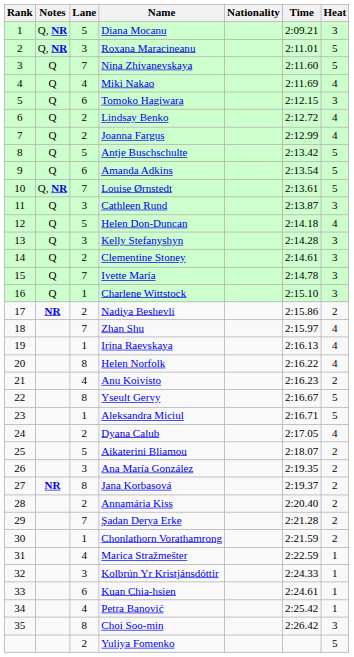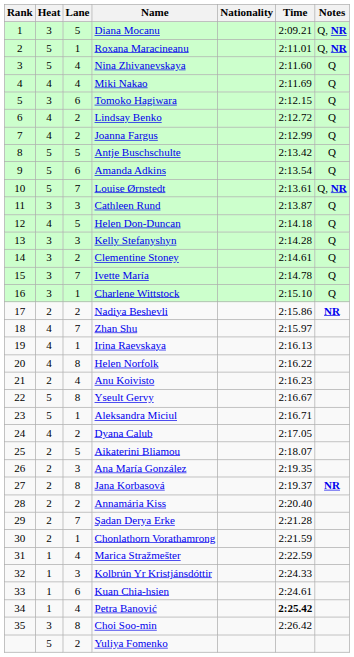columns swapped: (335, 13) <-> (52, 13)
(84, 48) 3 -> (77, 48) 1
(84, 65) 7 -> (77, 65) 4
(302, 608) normal -> (295, 608) bold
